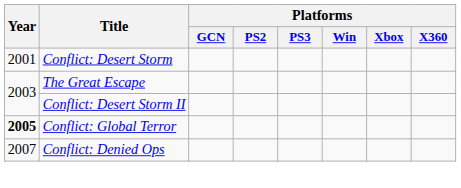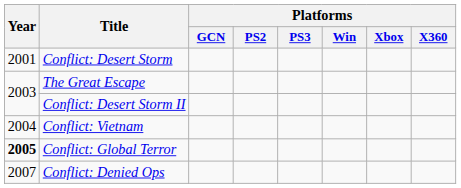+ row: (93, 127)
